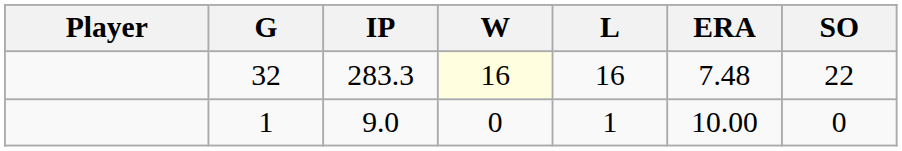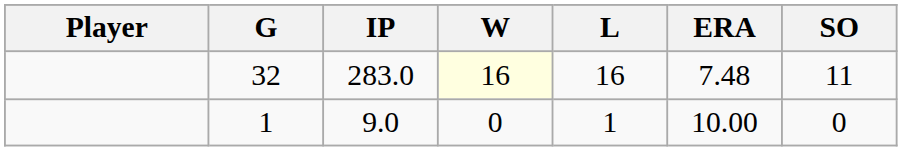(381, 74) 283.3 -> (381, 74) 283.0
(839, 74) 22 -> (839, 74) 11
